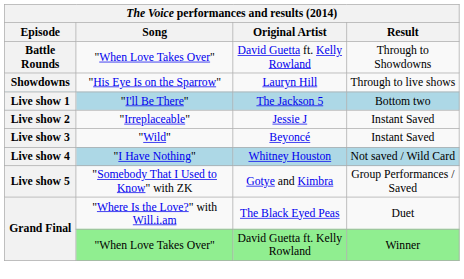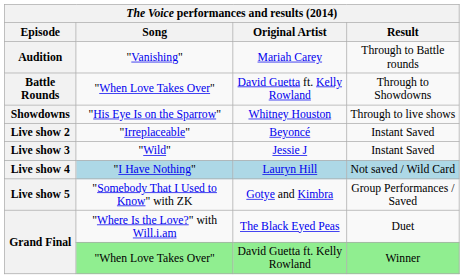+ row: (40, 57)
(290, 82) Lauryn Hill -> (290, 114) Whitney Houston
- row: (40, 100)
(290, 119) Jessie J -> (290, 132) Beyoncé
(290, 138) Beyoncé -> (290, 151) Jessie J
(290, 156) Whitney Houston -> (290, 169) Lauryn Hill
